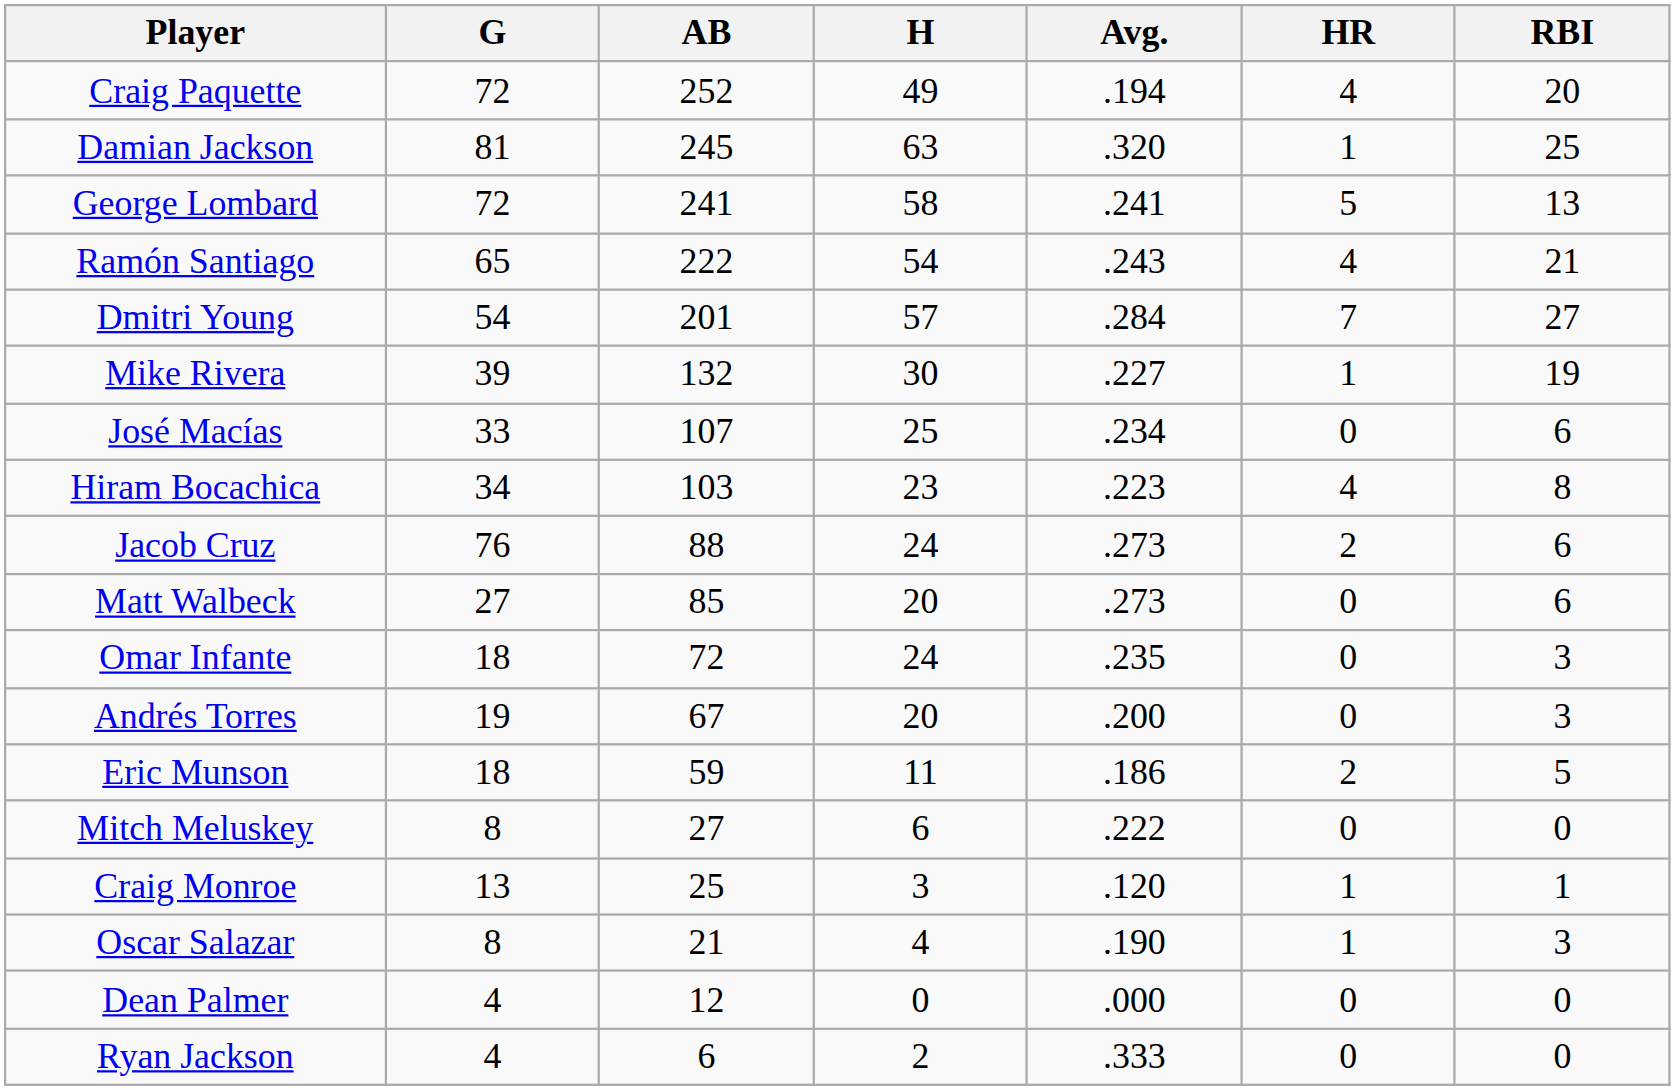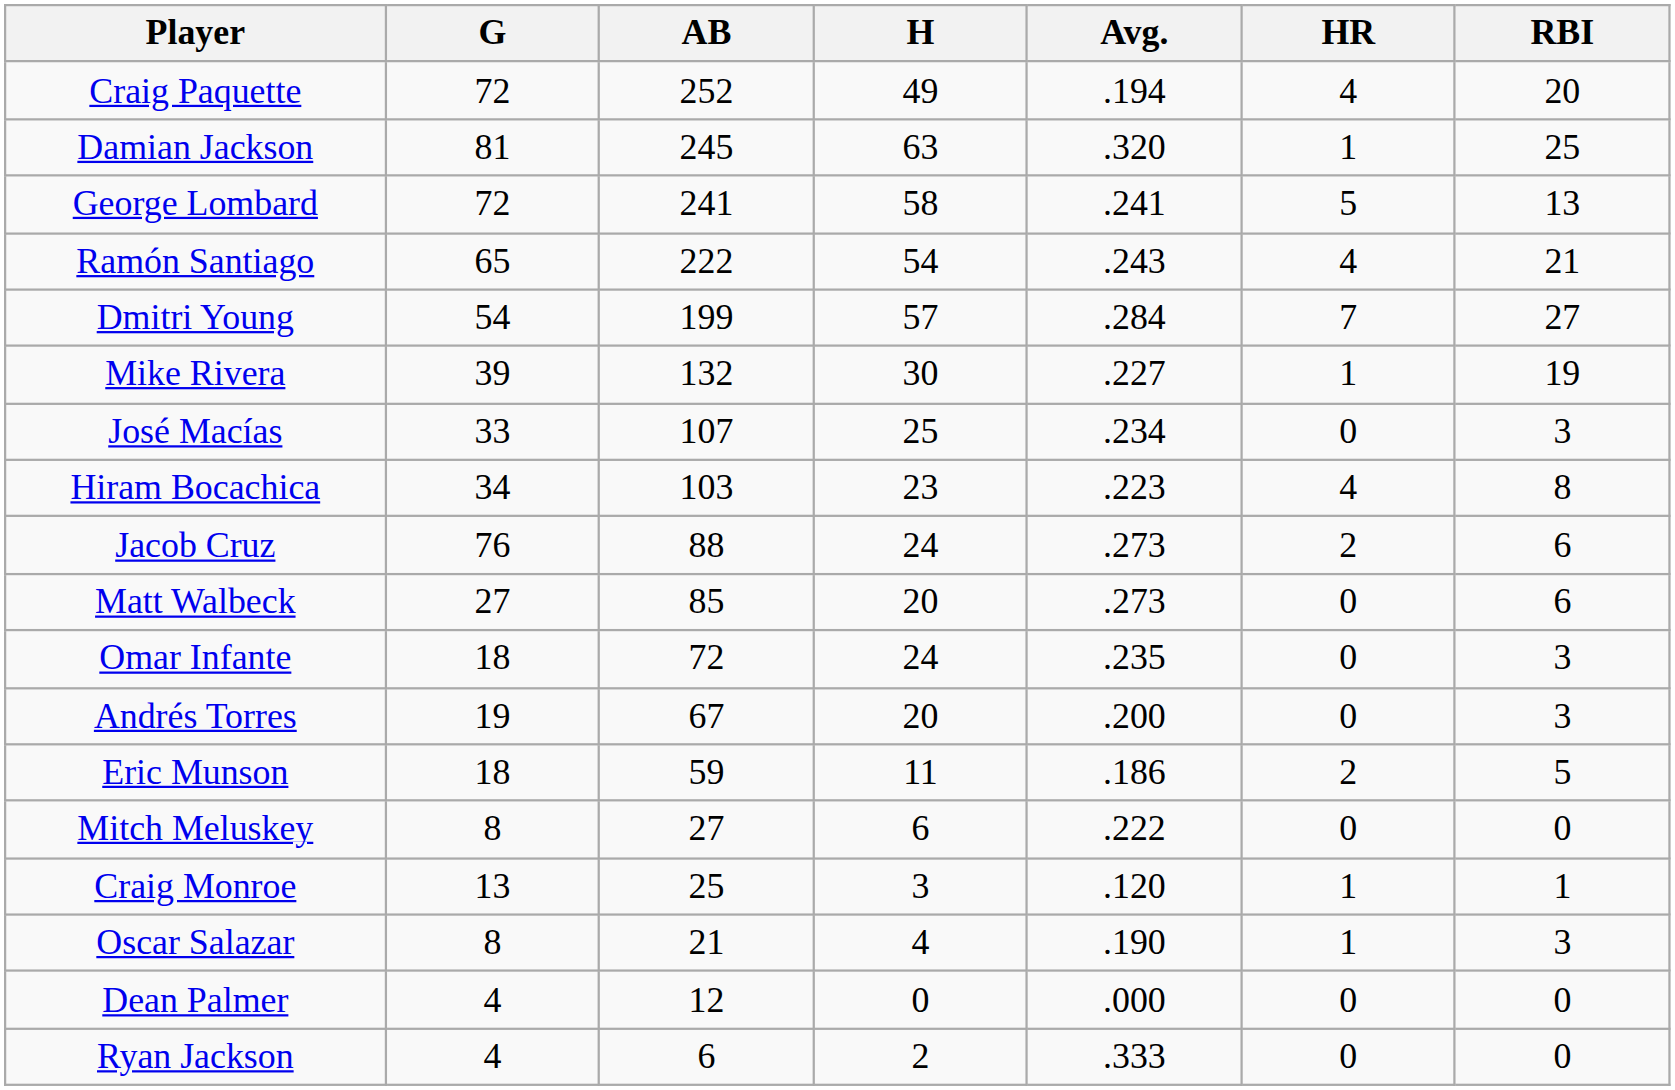(706, 317) 201 -> (706, 317) 199
(1562, 430) 6 -> (1562, 430) 3
